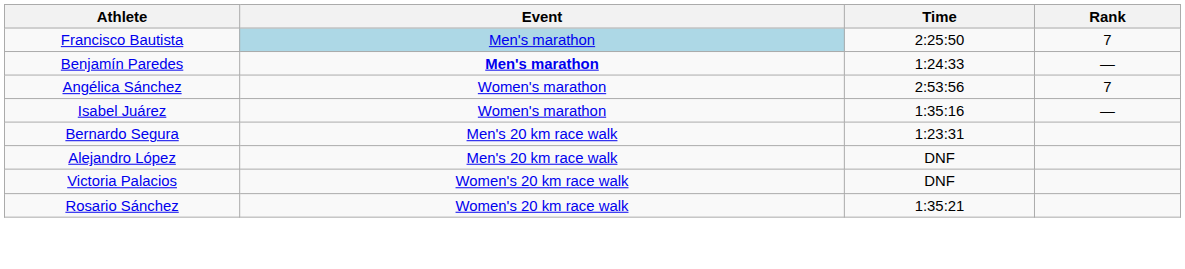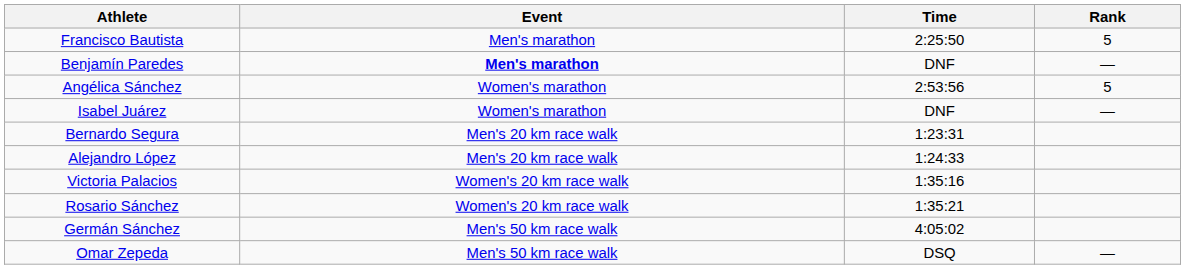(542, 40) lightblue background -> (542, 40) no background
(1107, 40) 7 -> (1107, 40) 5
(940, 64) 1:24:33 -> (940, 64) DNF
(1107, 87) 7 -> (1107, 87) 5
(940, 111) 1:35:16 -> (940, 111) DNF
(940, 158) DNF -> (940, 158) 1:24:33
(940, 182) DNF -> (940, 182) 1:35:16
+ row: (122, 229)
+ row: (122, 252)
